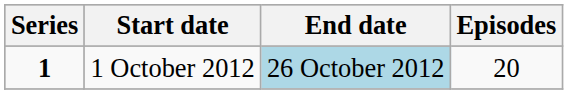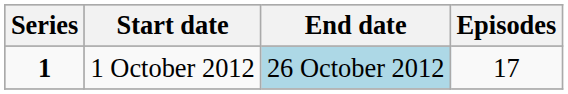(506, 67) 20 -> (506, 67) 17
